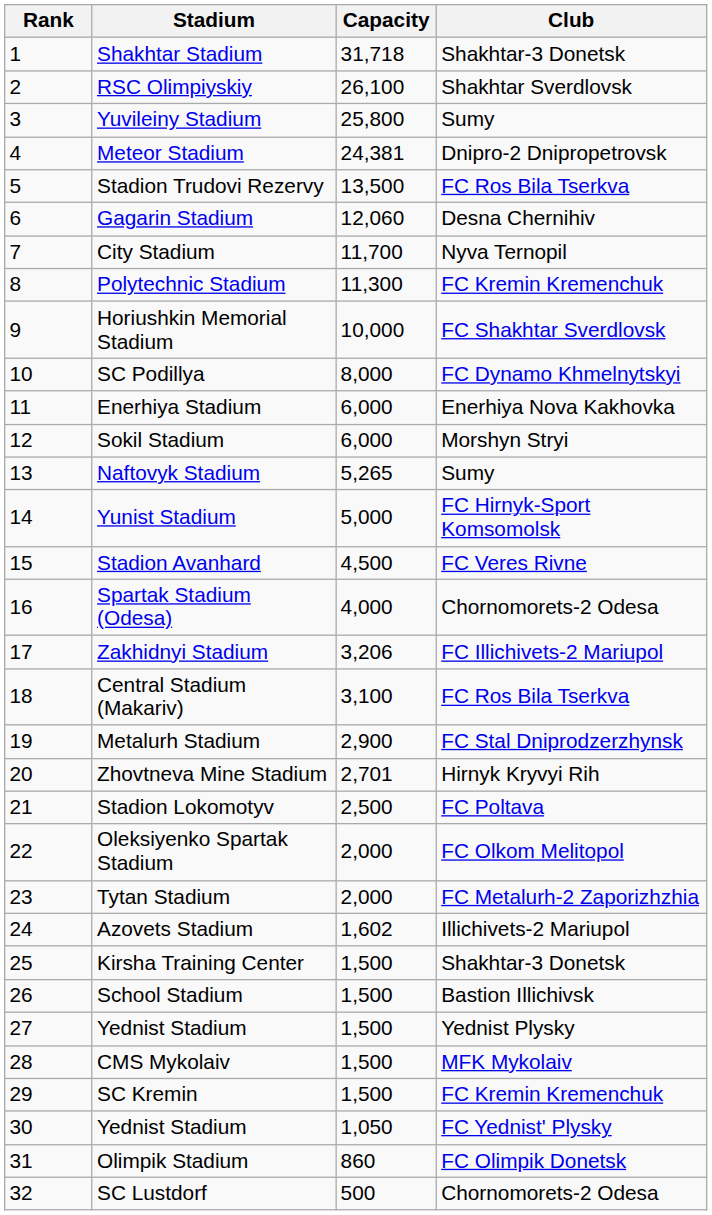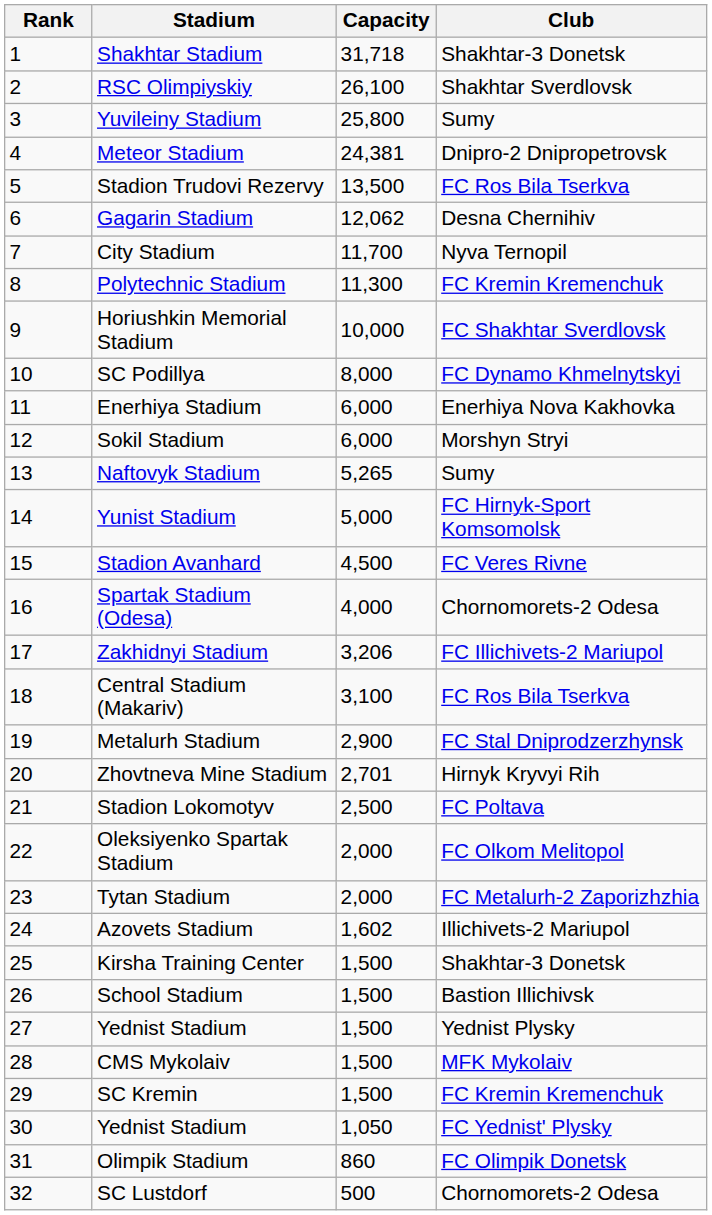(372, 218) 12,060 -> (372, 218) 12,062
